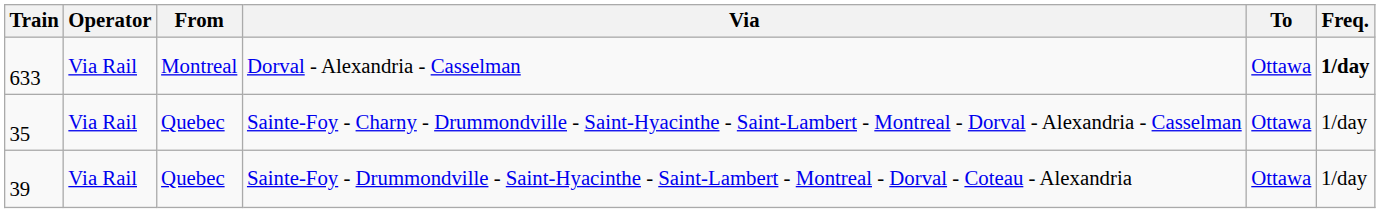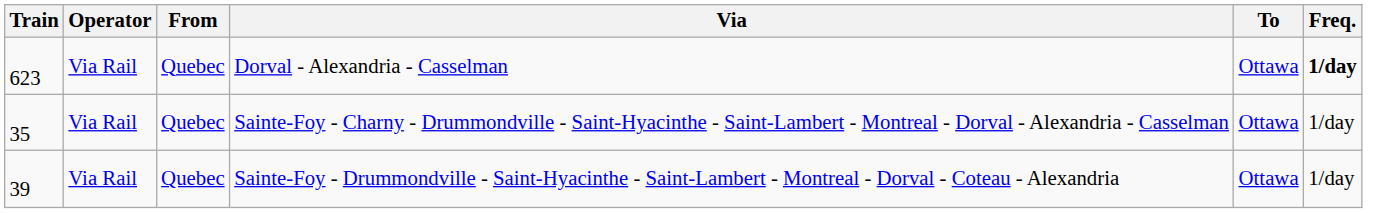(25, 77) 633 -> (25, 77) 623
(199, 65) Montreal -> (193, 65) Quebec
